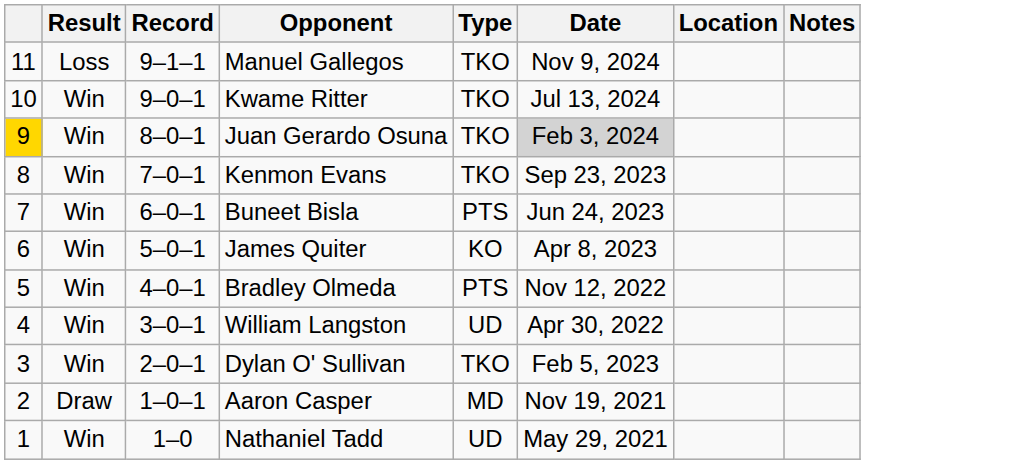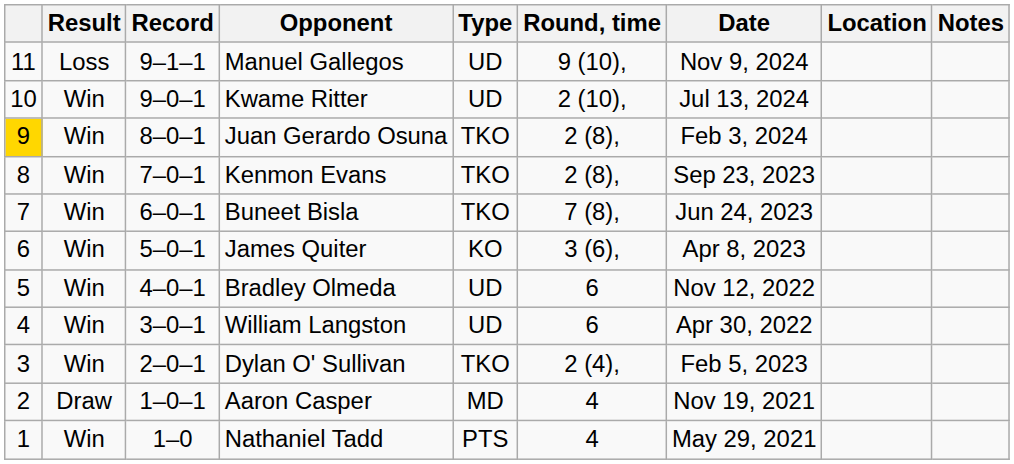+ column: (592, 23)
(485, 61) TKO -> (485, 61) UD
(485, 99) TKO -> (485, 99) UD
(595, 136) lightgrey background -> (744, 136) no background
(485, 212) PTS -> (485, 212) TKO
(485, 288) PTS -> (485, 288) UD
(485, 439) UD -> (485, 439) PTS
